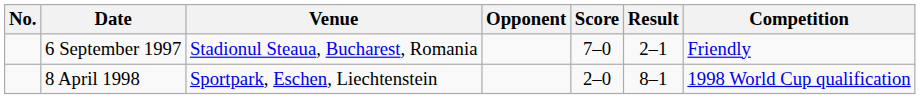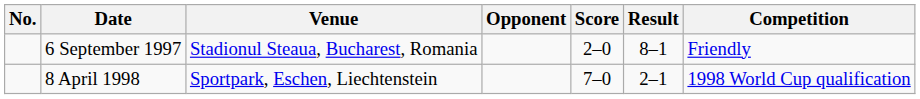(597, 49) 7–0 -> (597, 49) 2–0
(653, 49) 2–1 -> (653, 49) 8–1
(597, 78) 2–0 -> (597, 78) 7–0
(653, 78) 8–1 -> (653, 78) 2–1
